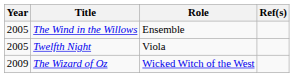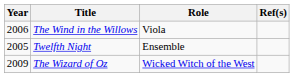(18, 30) 2005 -> (18, 30) 2006
(163, 30) Ensemble -> (154, 30) Viola
(154, 47) Viola -> (163, 47) Ensemble
